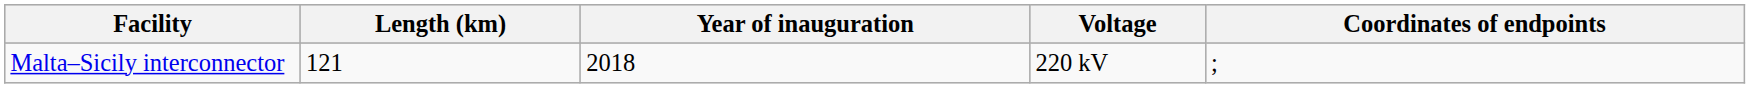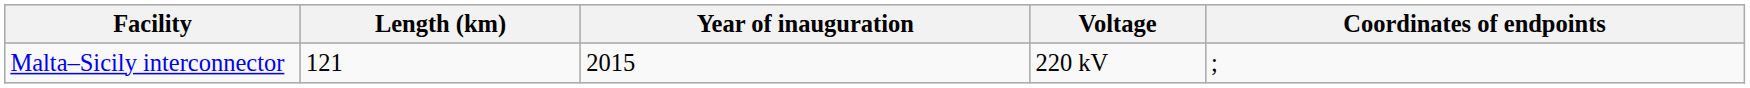(611, 62) 2018 -> (611, 62) 2015
